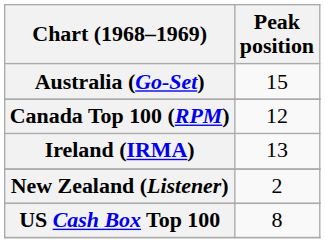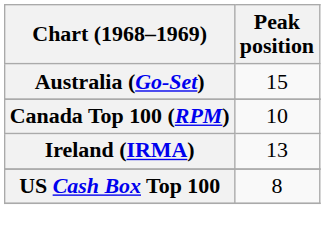(277, 116) 12 -> (277, 116) 10
- row: (120, 185)
